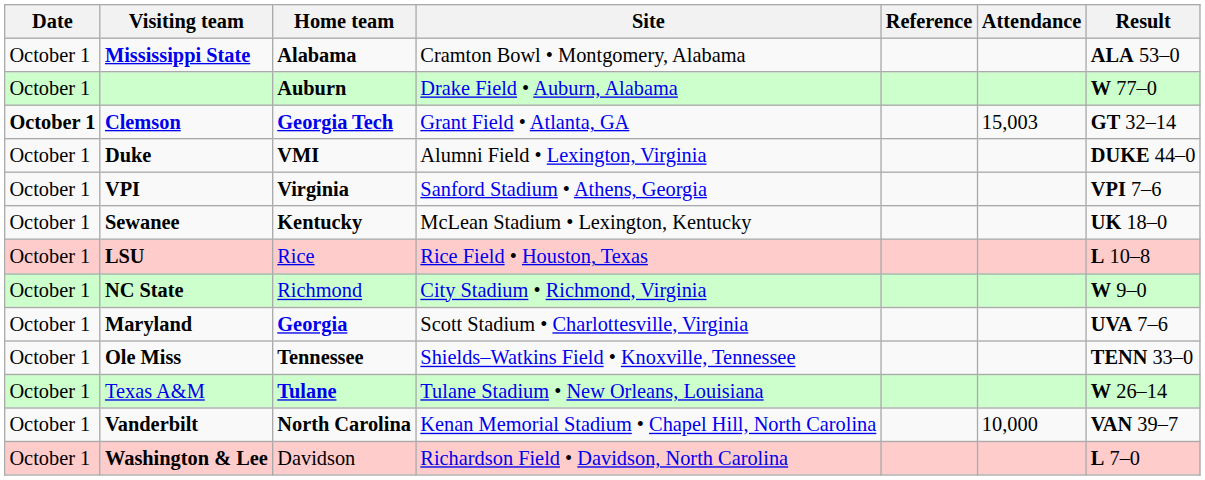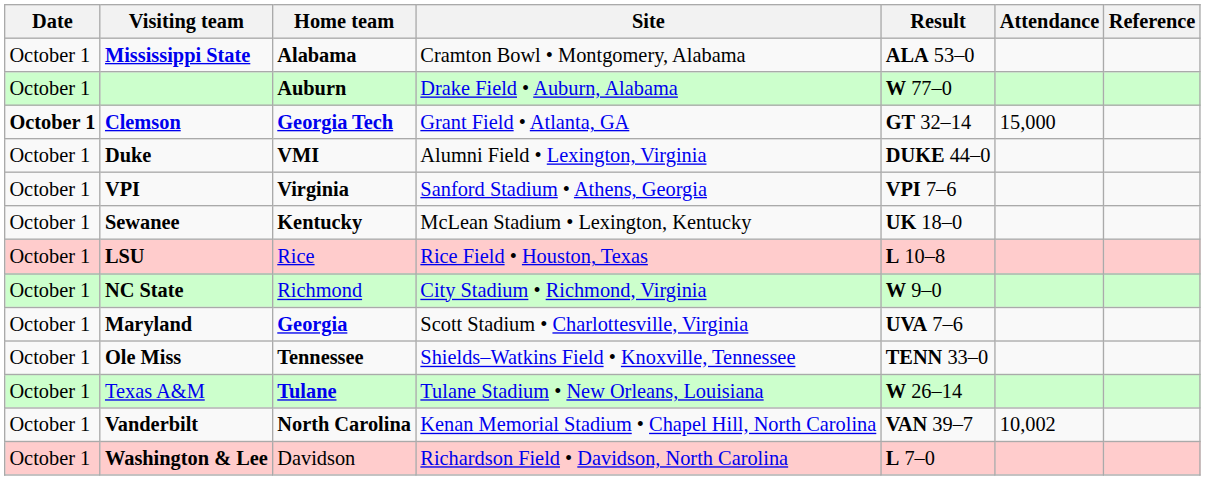columns swapped: (1143, 21) <-> (929, 21)
(1010, 122) 15,003 -> (1028, 122) 15,000
(1010, 424) 10,000 -> (1028, 424) 10,002
